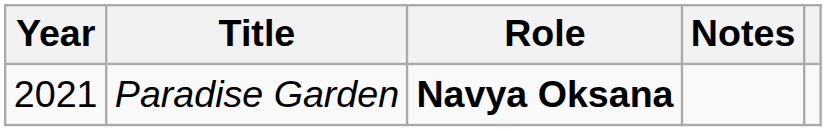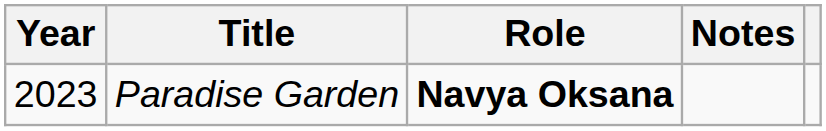(56, 93) 2021 -> (56, 93) 2023
